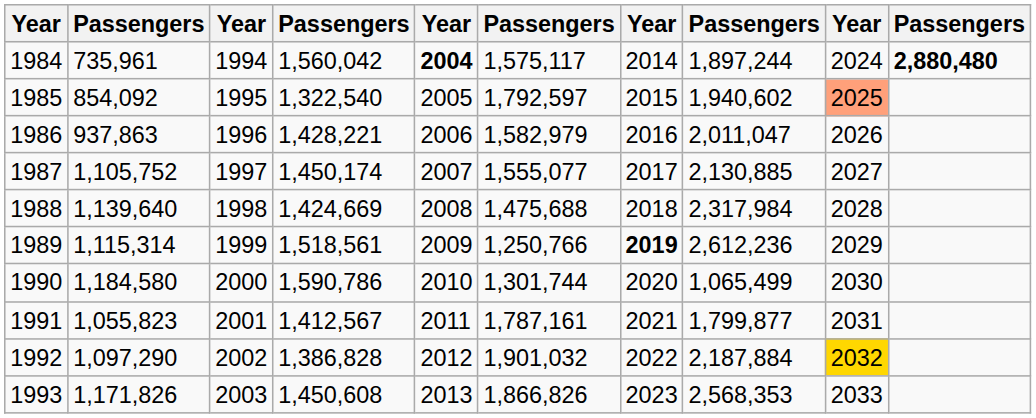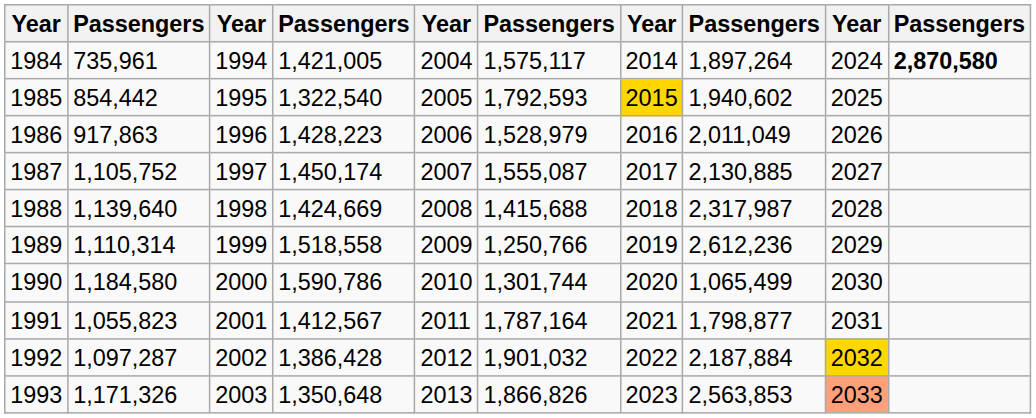(330, 61) 1,560,042 -> (330, 61) 1,421,005
(446, 61) bold -> (446, 61) normal
(741, 61) 1,897,244 -> (741, 61) 1,897,264
(946, 61) 2,880,480 -> (946, 61) 2,870,580
(115, 98) 854,092 -> (115, 98) 854,442
(535, 98) 1,792,597 -> (535, 98) 1,792,593
(652, 98) no background -> (652, 98) gold background
(857, 98) lightsalmon background -> (857, 98) no background
(115, 135) 937,863 -> (115, 135) 917,863
(330, 135) 1,428,221 -> (330, 135) 1,428,223
(535, 135) 1,582,979 -> (535, 135) 1,528,979
(740, 135) 2,011,047 -> (740, 135) 2,011,049
(535, 172) 1,555,077 -> (535, 172) 1,555,087
(535, 209) 1,475,688 -> (535, 209) 1,415,688
(741, 209) 2,317,984 -> (741, 209) 2,317,987
(124, 246) 1,115,314 -> (124, 246) 1,110,314
(330, 246) 1,518,561 -> (330, 246) 1,518,558
(652, 246) bold -> (652, 246) normal
(535, 320) 1,787,161 -> (535, 320) 1,787,164
(741, 320) 1,799,877 -> (741, 320) 1,798,877
(125, 357) 1,097,290 -> (125, 357) 1,097,287
(330, 357) 1,386,828 -> (330, 357) 1,386,428
(125, 394) 1,171,826 -> (125, 394) 1,171,326
(330, 394) 1,450,608 -> (330, 394) 1,350,648
(741, 394) 2,568,353 -> (741, 394) 2,563,853
(857, 394) no background -> (857, 394) lightsalmon background
